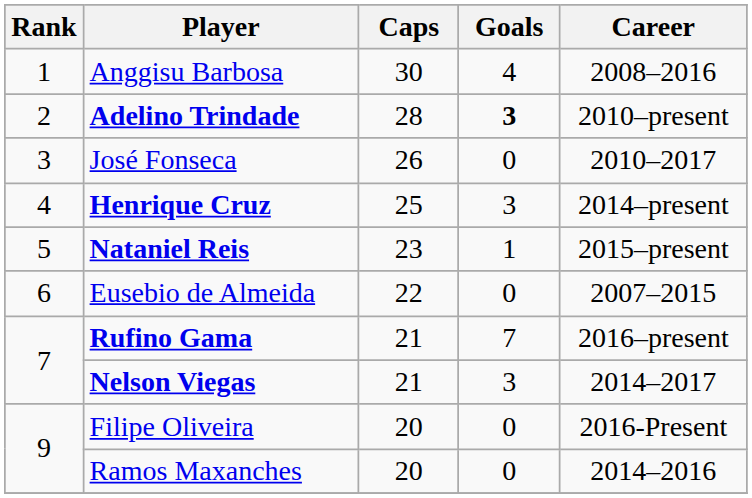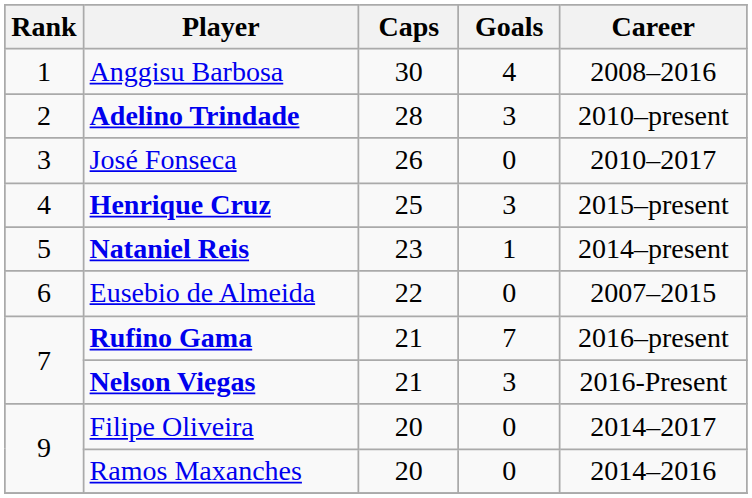(509, 115) bold -> (509, 115) normal
(653, 204) 2014–present -> (653, 204) 2015–present
(653, 248) 2015–present -> (653, 248) 2014–present
(653, 381) 2014–2017 -> (653, 381) 2016-Present
(653, 426) 2016-Present -> (653, 426) 2014–2017
